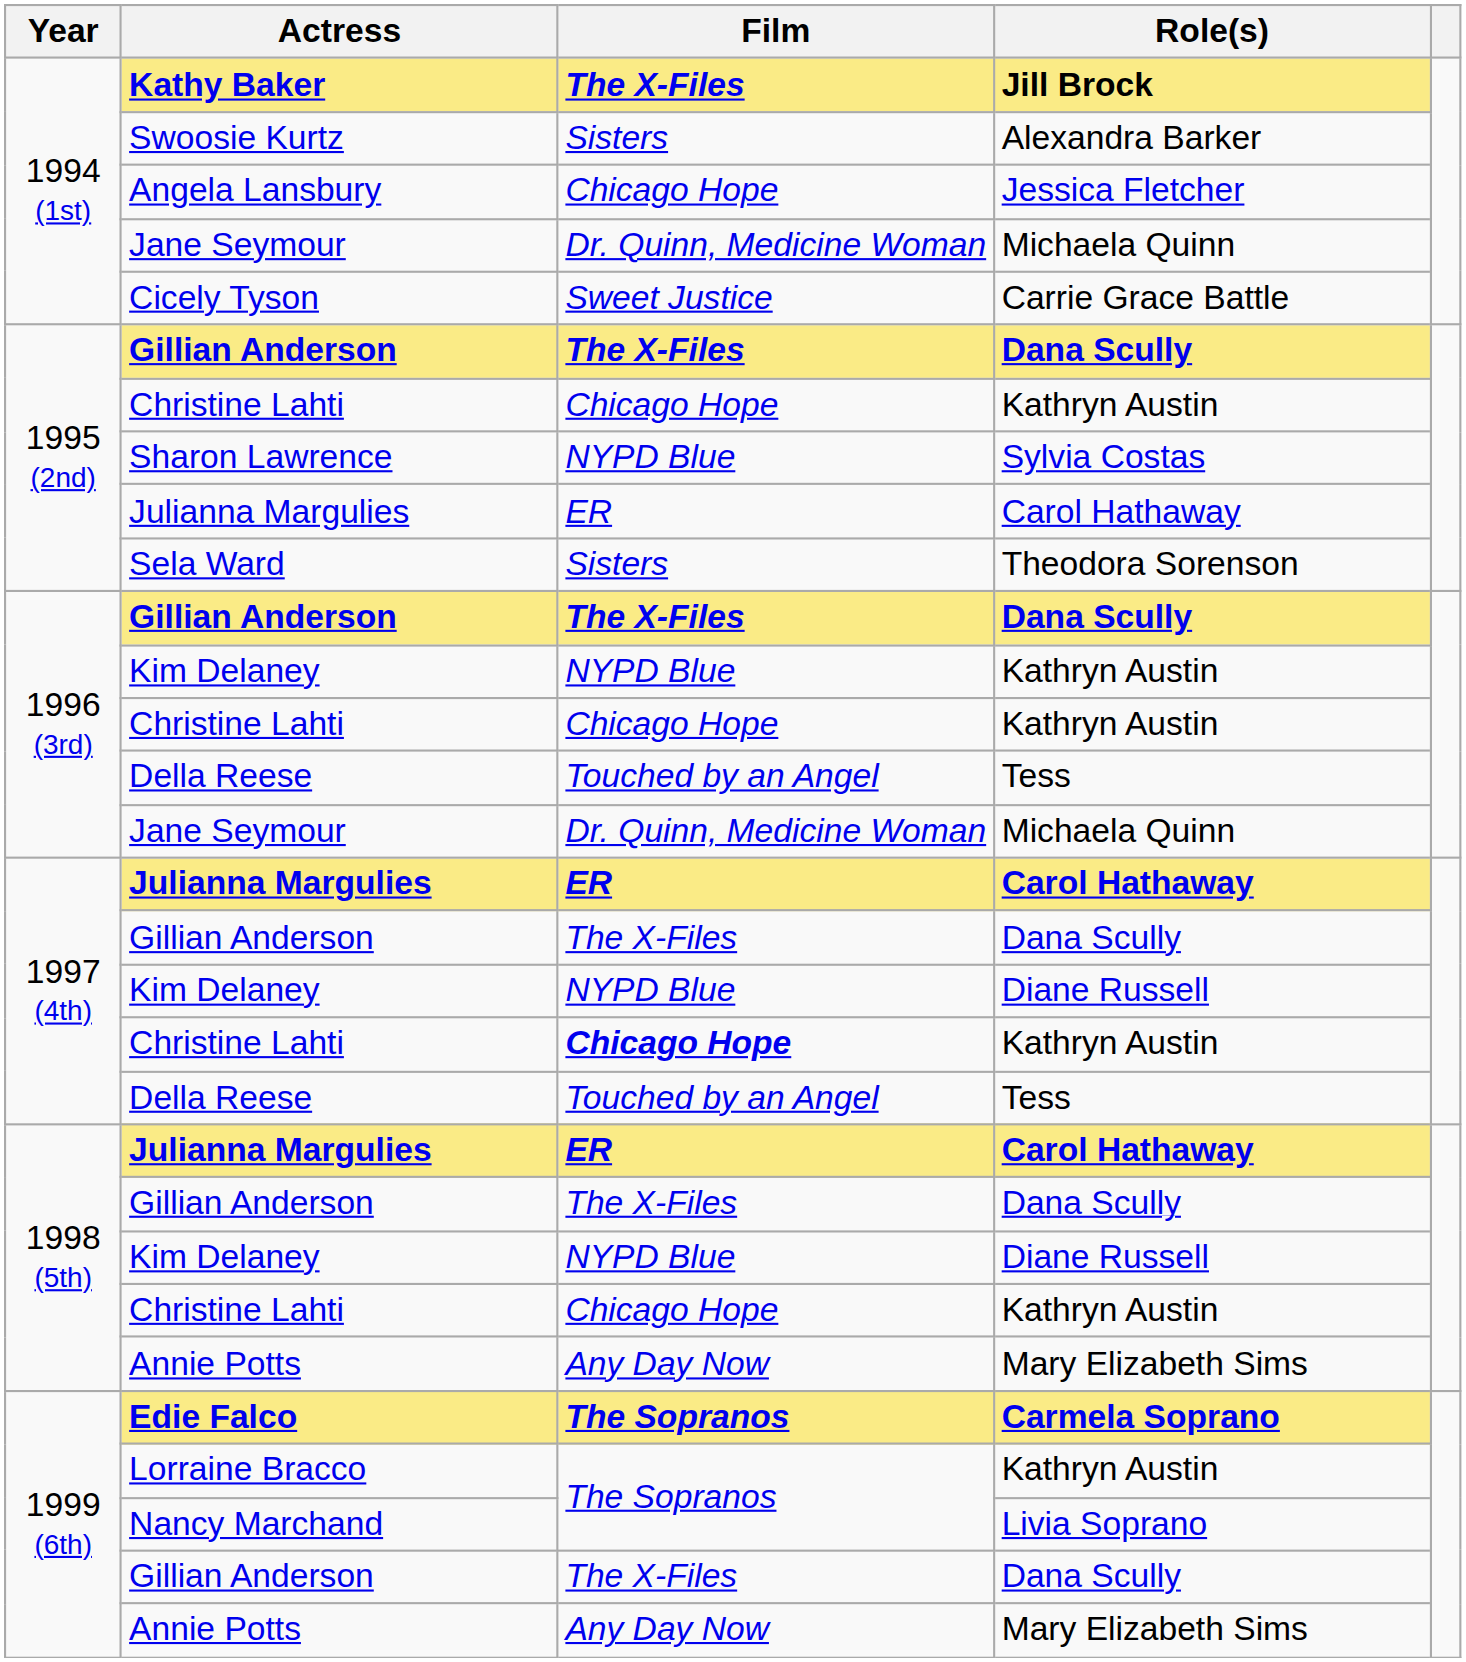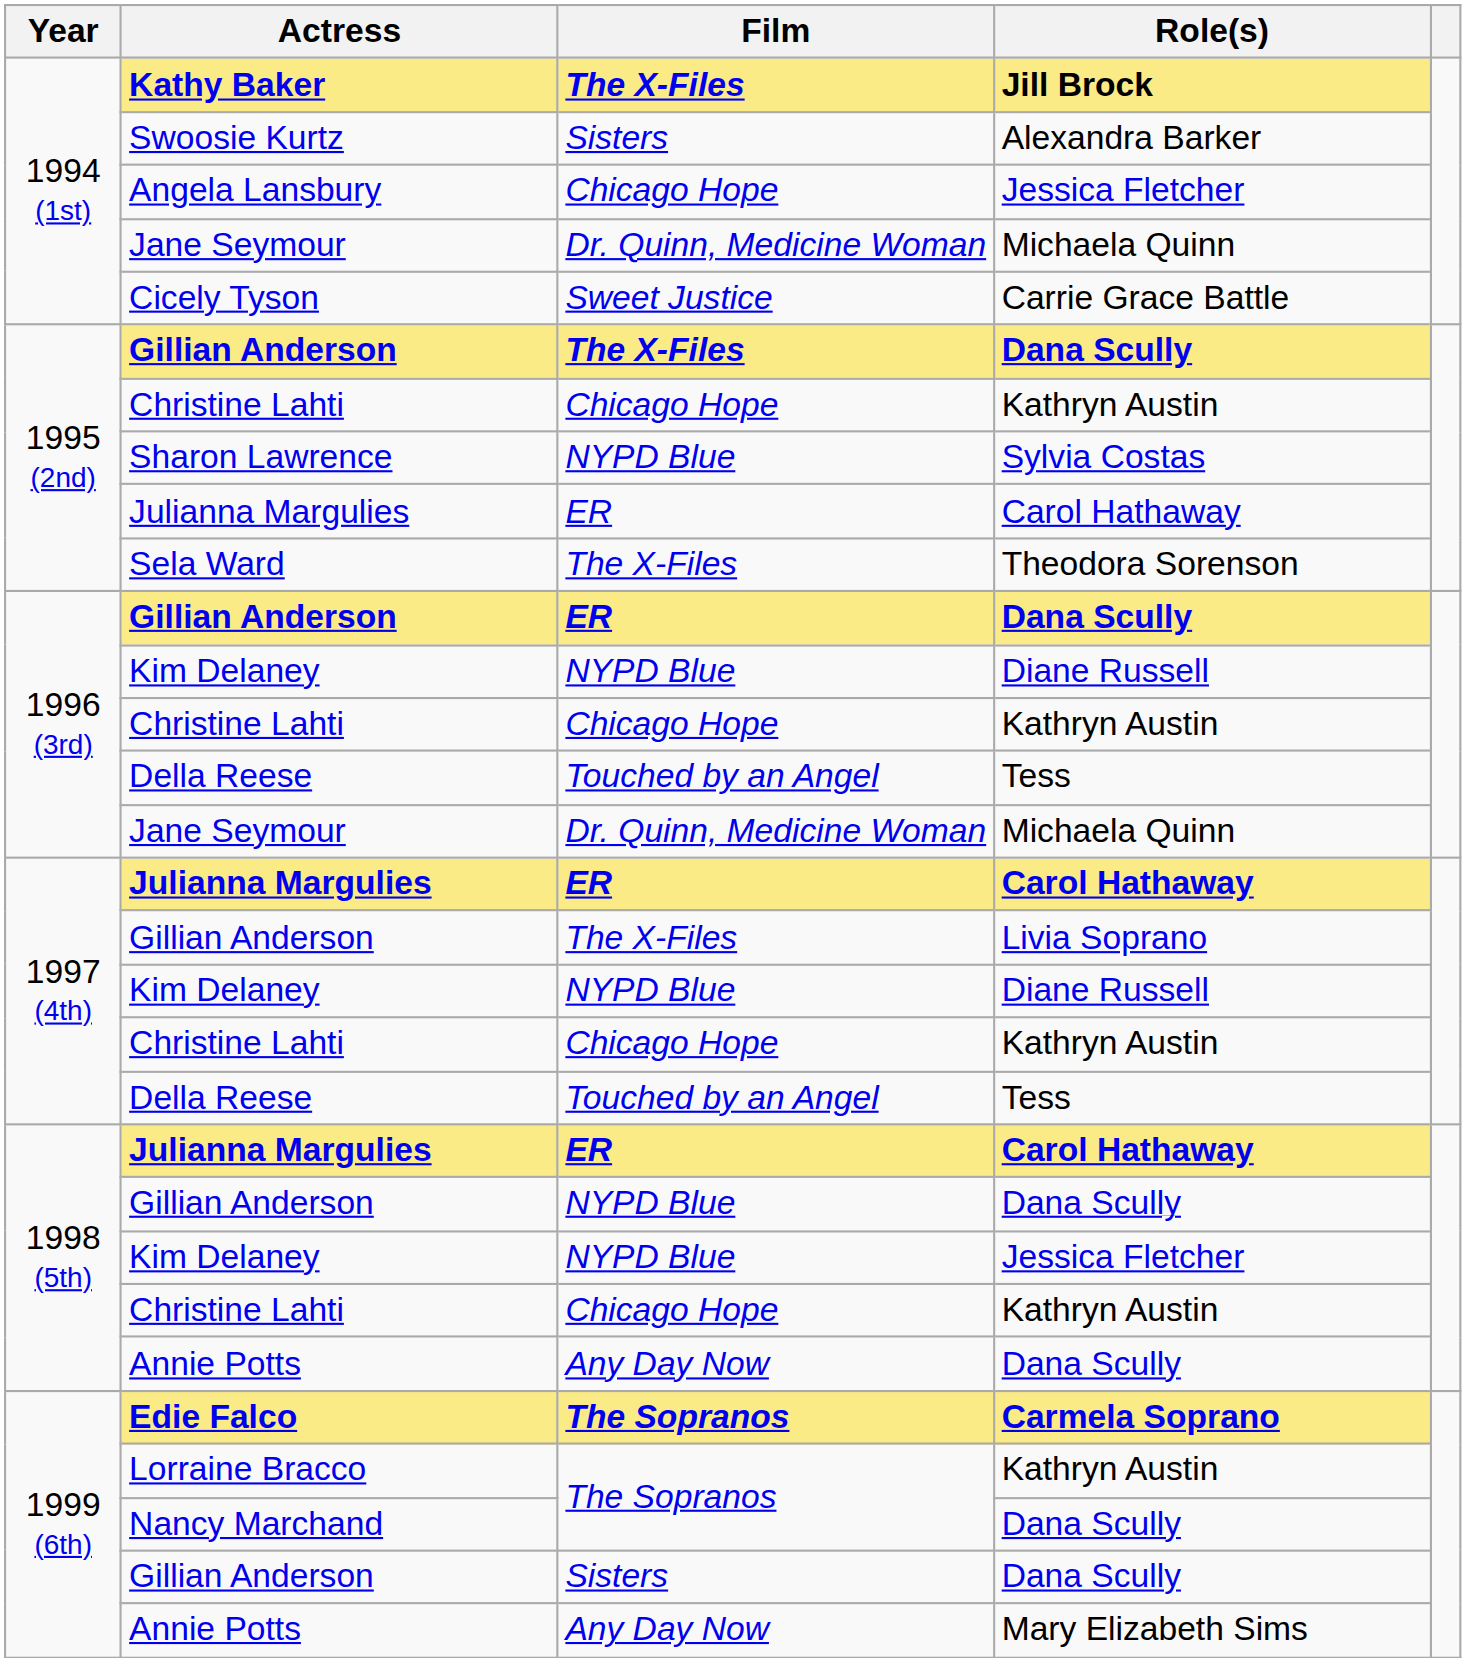(617, 564) Sisters -> (651, 564) The X-Files
(655, 617) The X-Files -> (589, 617) ER
(1110, 670) Kathryn Austin -> (1105, 670) Diane Russell
(1091, 937) Dana Scully -> (1104, 937) Livia Soprano
(678, 1043) bold -> (672, 1043) normal
(651, 1203) The X-Files -> (650, 1203) NYPD Blue
(1105, 1256) Diane Russell -> (1123, 1256) Jessica Fletcher
(1155, 1363) Mary Elizabeth Sims -> (1091, 1363) Dana Scully
(1104, 1523) Livia Soprano -> (1091, 1523) Dana Scully
(651, 1576) The X-Files -> (617, 1576) Sisters
